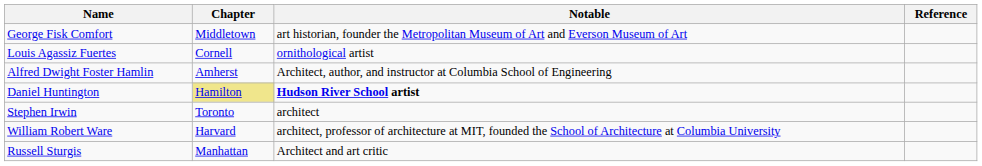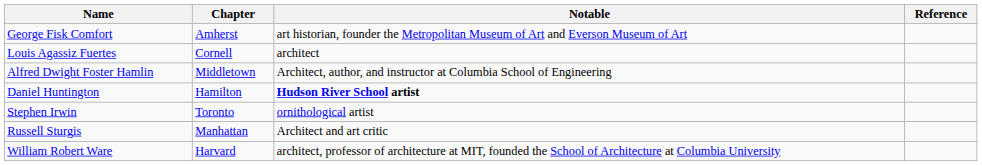(225, 33) Middletown -> (216, 33) Amherst
(325, 53) ornithological artist -> (298, 53) architect
(216, 72) Amherst -> (225, 72) Middletown
(218, 92) khaki background -> (218, 92) no background
(298, 111) architect -> (325, 111) ornithological artist
rows swapped: (44, 151) <-> (60, 131)
